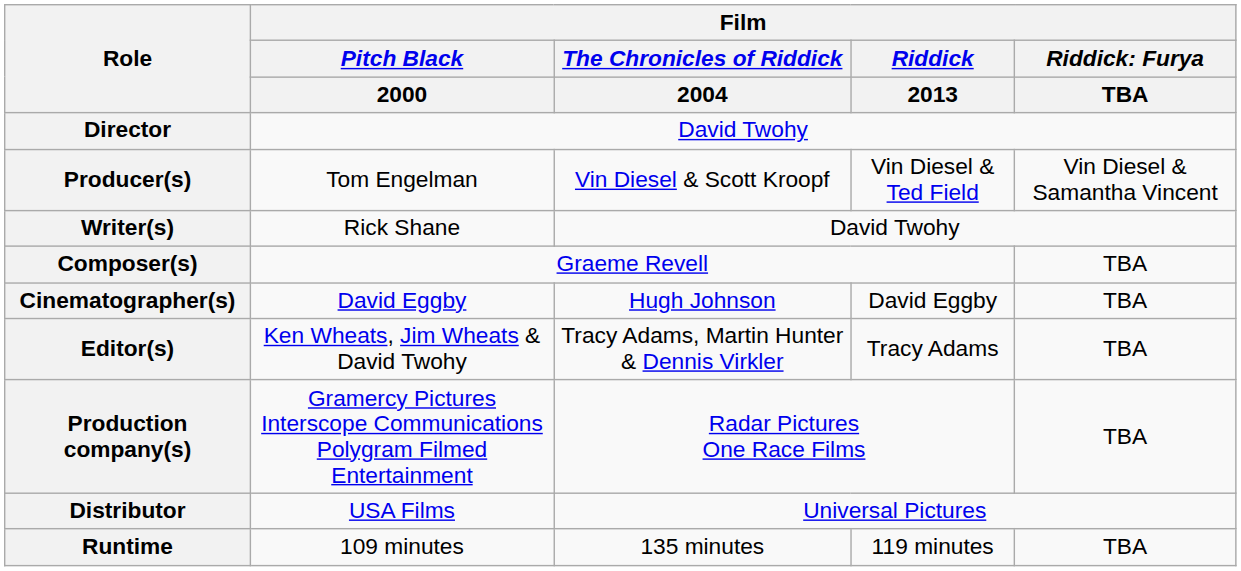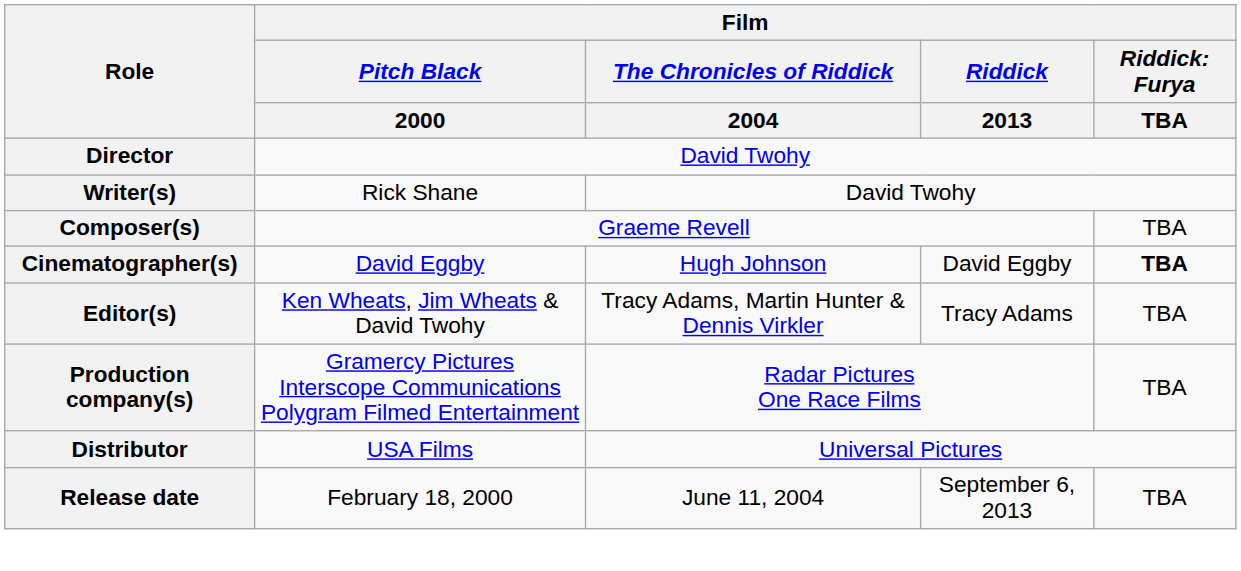- row: (128, 179)
(1125, 300) normal -> (1165, 264) bold
- row: (127, 546)
+ row: (130, 497)
